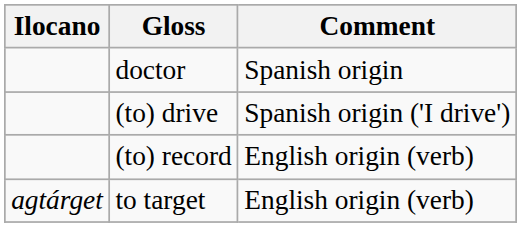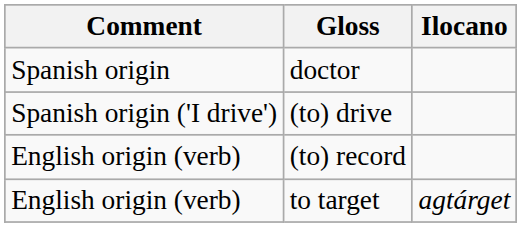columns swapped: (57, 26) <-> (377, 26)
